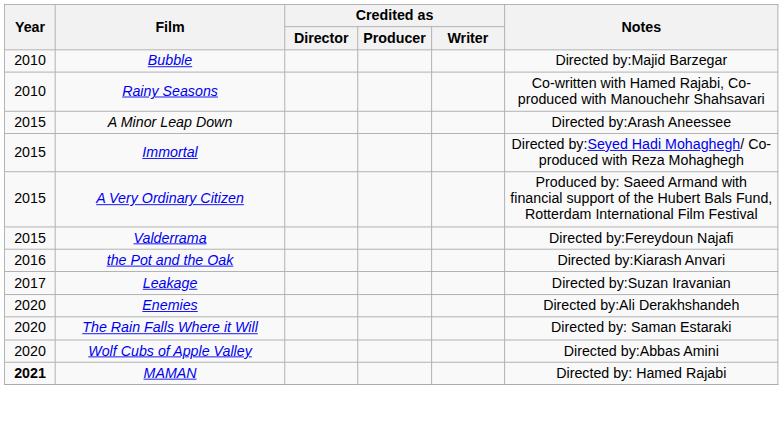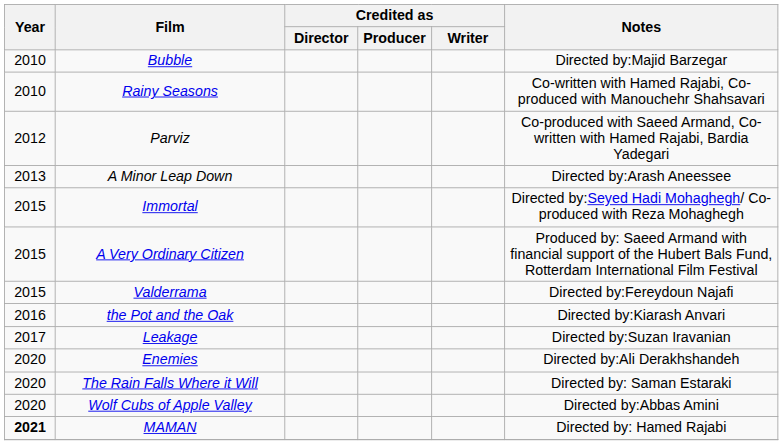+ row: (170, 138)
(30, 122) 2015 -> (30, 176) 2013
